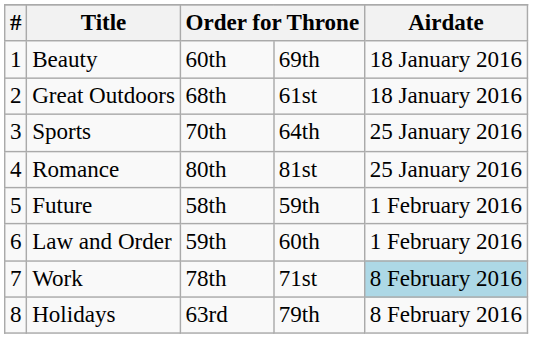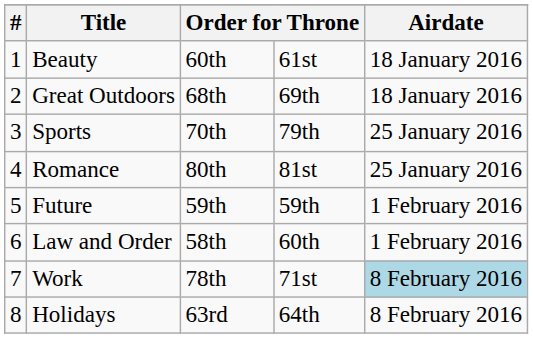(299, 59) 69th -> (298, 59) 61st
(298, 95) 61st -> (299, 95) 69th
(299, 132) 64th -> (299, 132) 79th
(206, 205) 58th -> (206, 205) 59th
(206, 242) 59th -> (206, 242) 58th
(299, 315) 79th -> (299, 315) 64th
